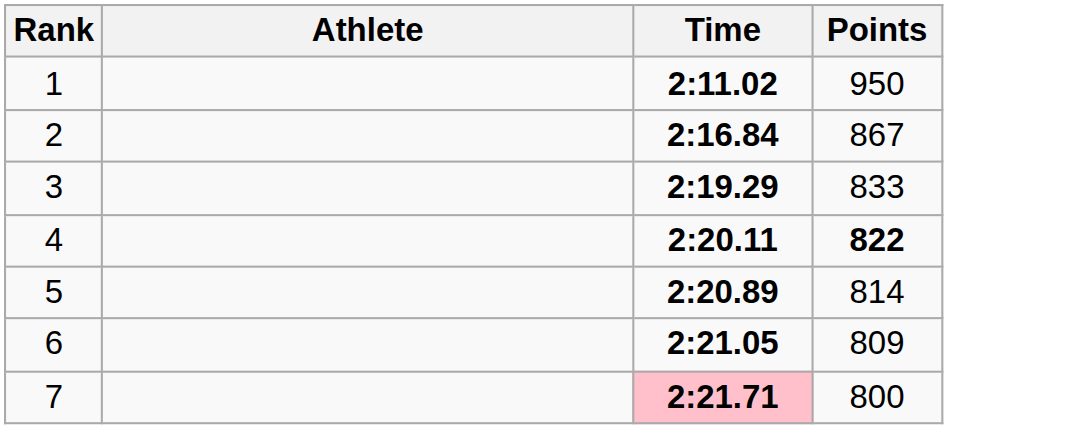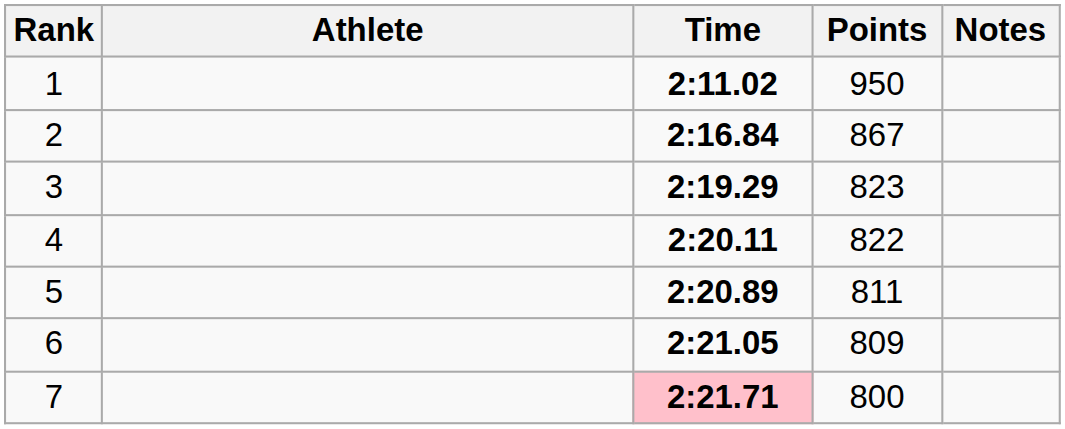+ column: (1000, 30)
(877, 187) 833 -> (877, 187) 823
(877, 239) bold -> (877, 239) normal
(877, 291) 814 -> (877, 291) 811
